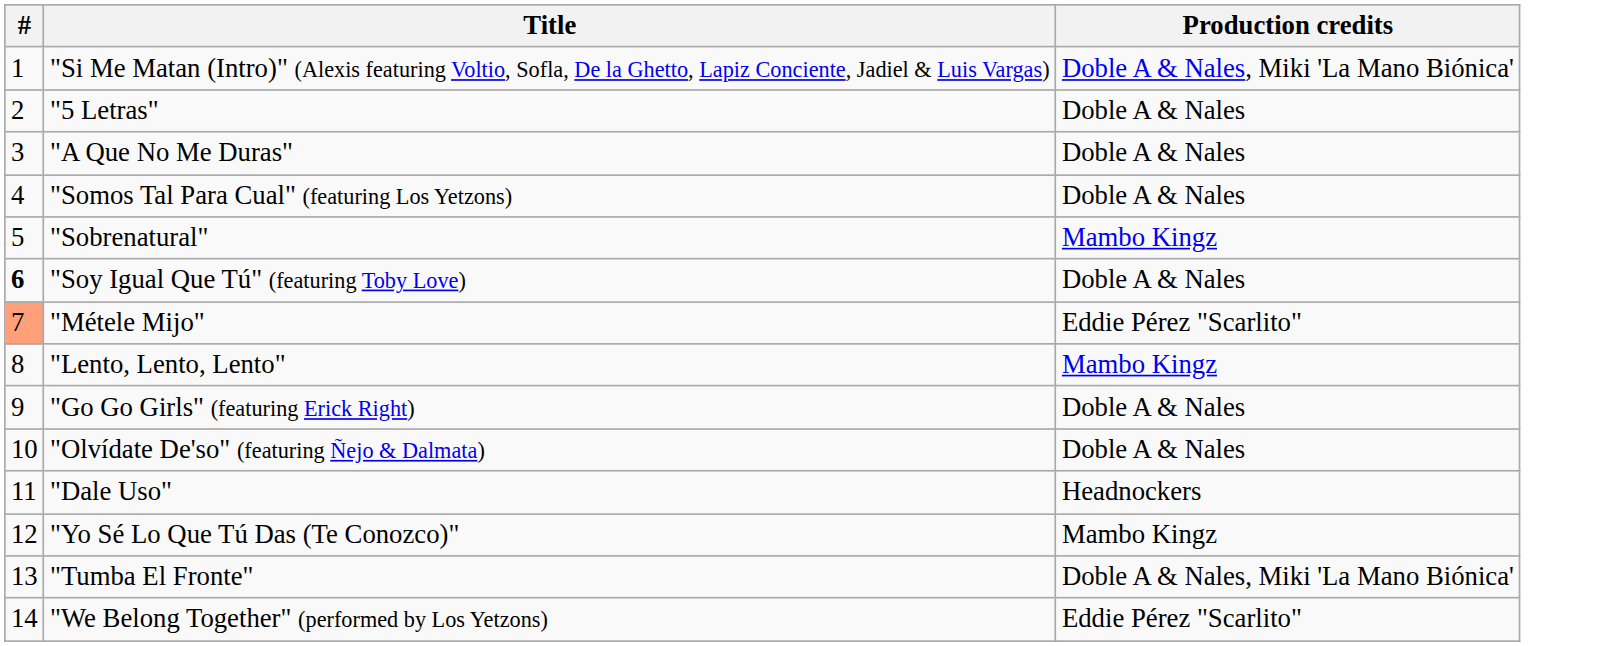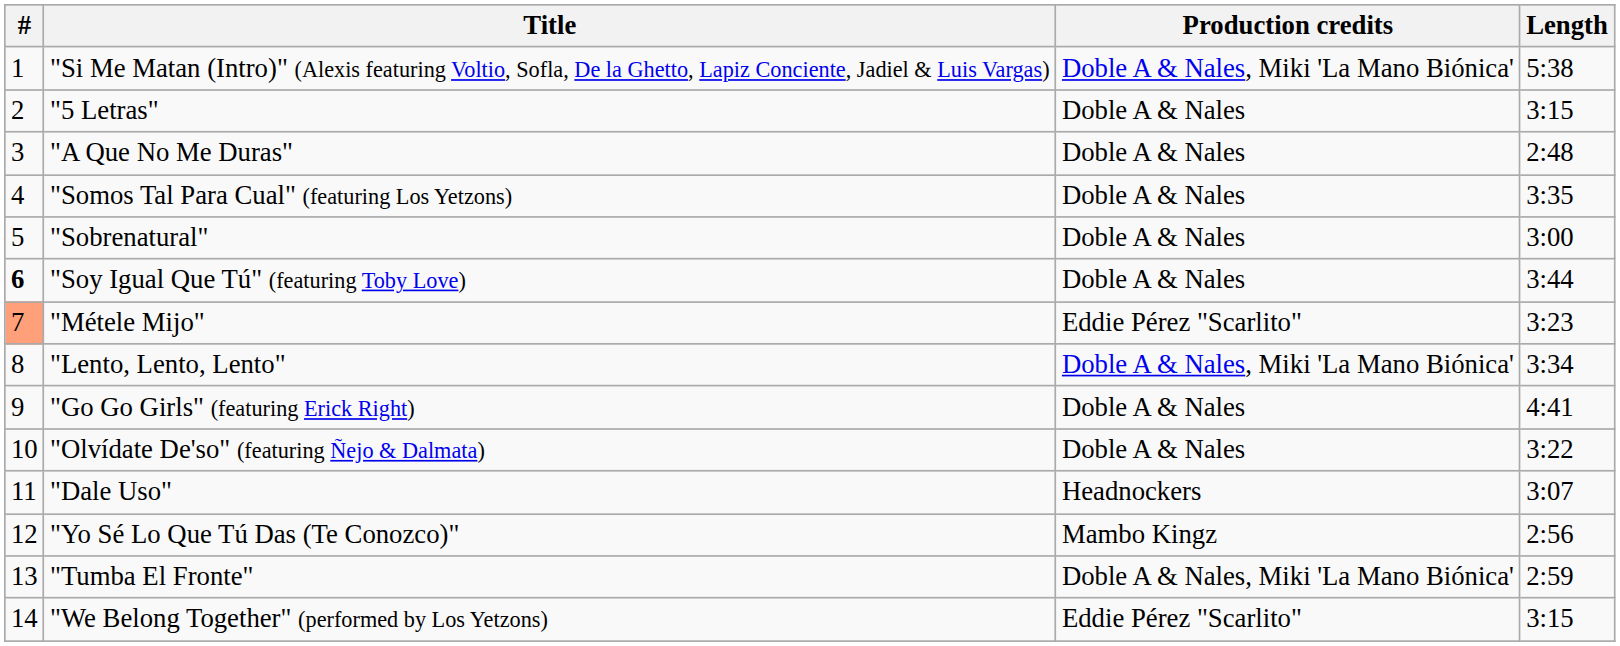+ column: (1567, 25)
(1139, 237) Mambo Kingz -> (1154, 237) Doble A & Nales
(1139, 364) Mambo Kingz -> (1288, 364) Doble A & Nales, Miki 'La Mano Biónica'
